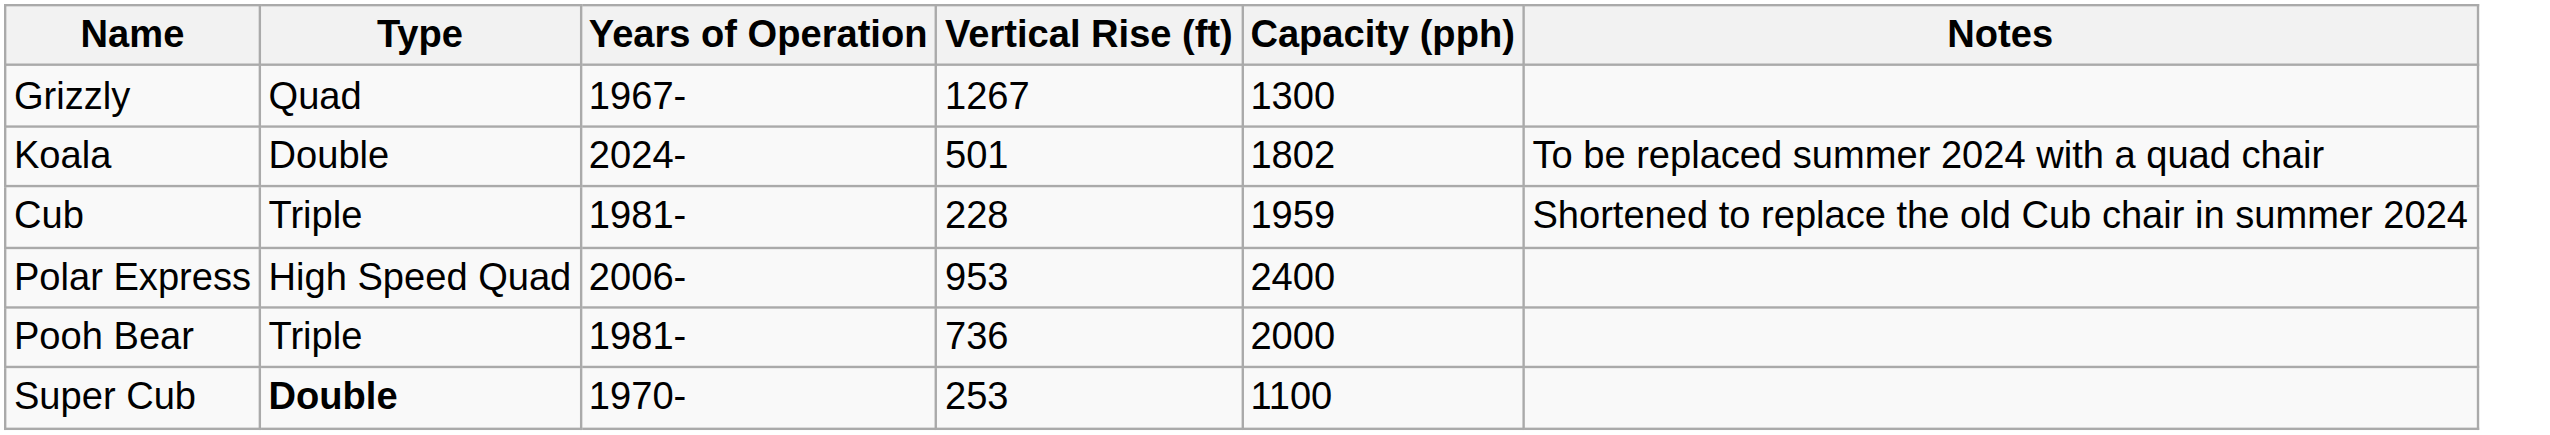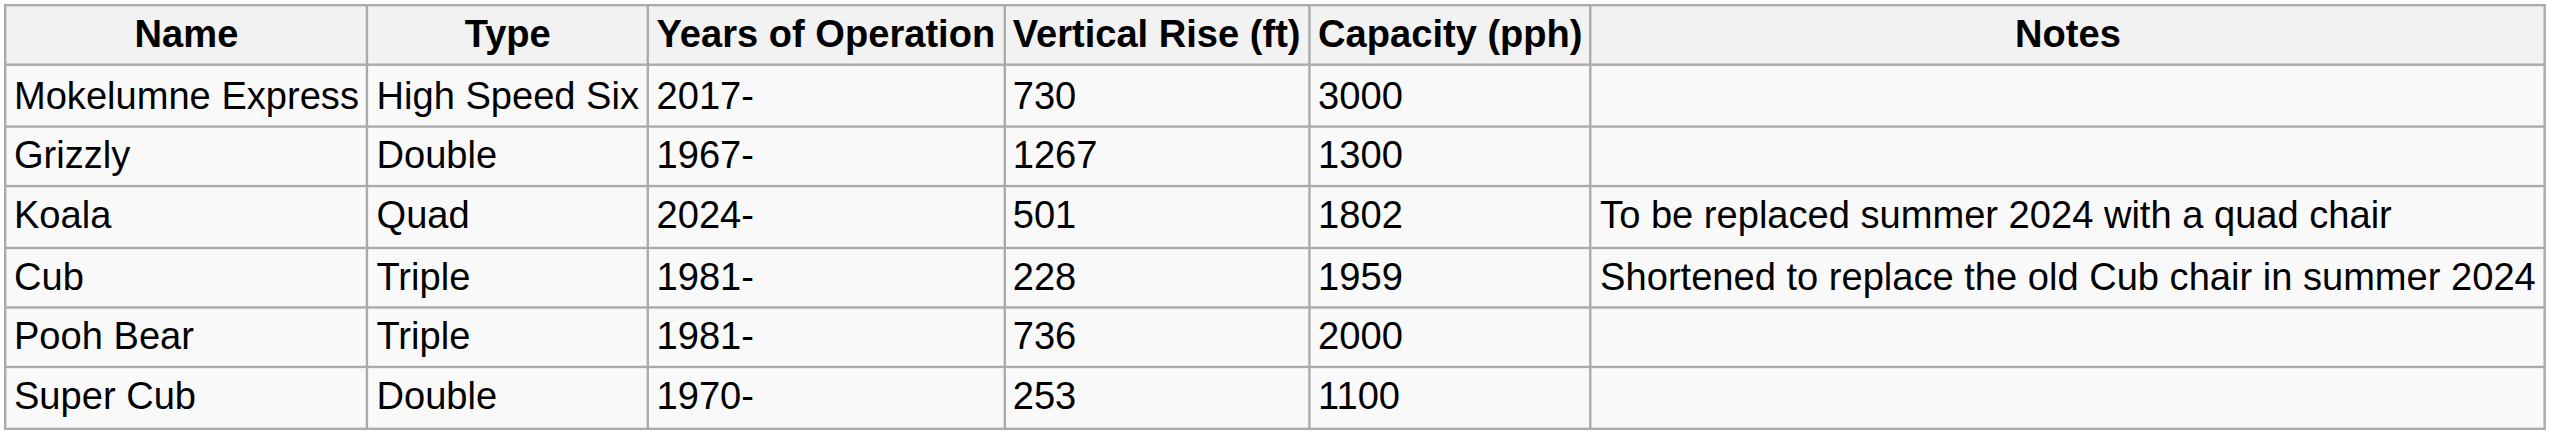+ row: (186, 95)
(315, 95) Quad -> (437, 155) Double
(329, 155) Double -> (423, 215) Quad
- row: (132, 276)
(333, 397) bold -> (437, 397) normal
